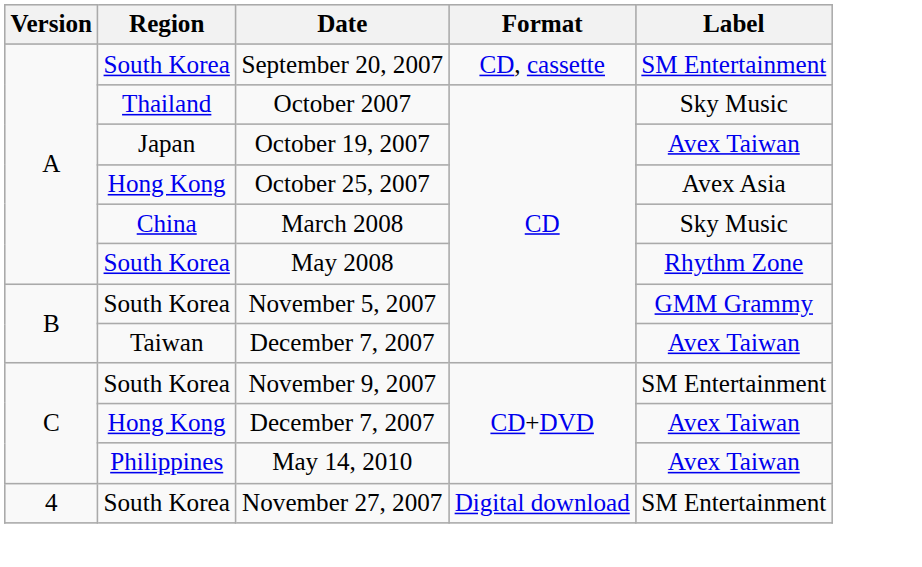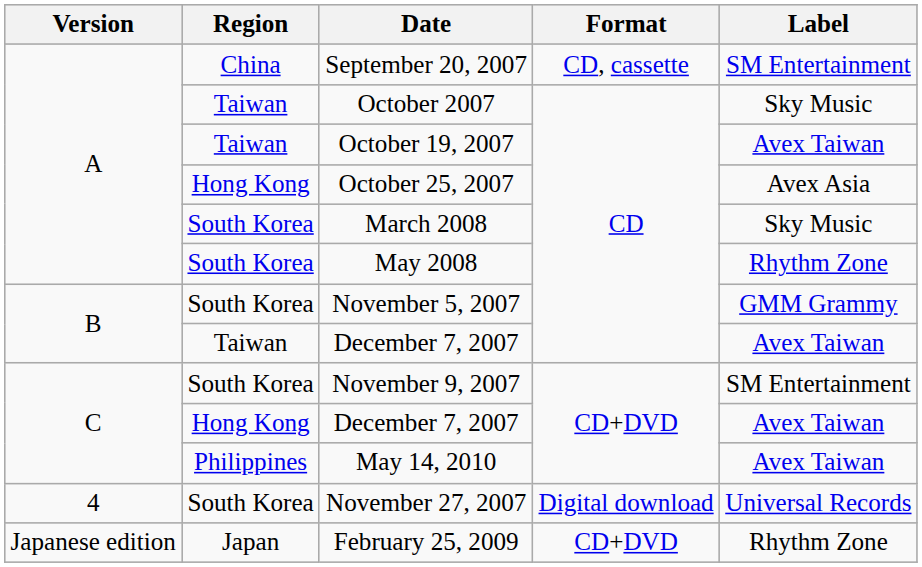(167, 64) South Korea -> (251, 64) China
(167, 104) Thailand -> (251, 104) Taiwan
(167, 143) Japan -> (251, 143) Taiwan
(167, 223) China -> (251, 223) South Korea
(734, 502) SM Entertainment -> (818, 502) Universal Records
+ row: (93, 542)
